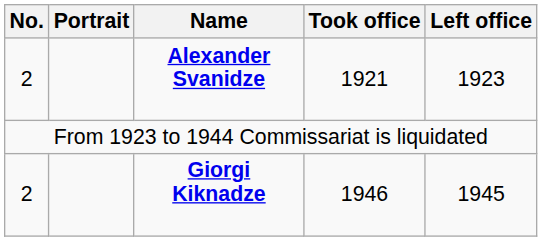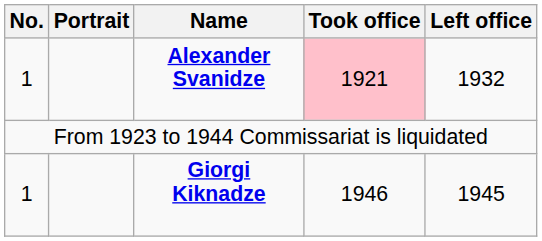(27, 79) 2 -> (27, 79) 1
(365, 79) no background -> (365, 79) pink background
(481, 79) 1923 -> (481, 79) 1932
(27, 194) 2 -> (27, 194) 1
